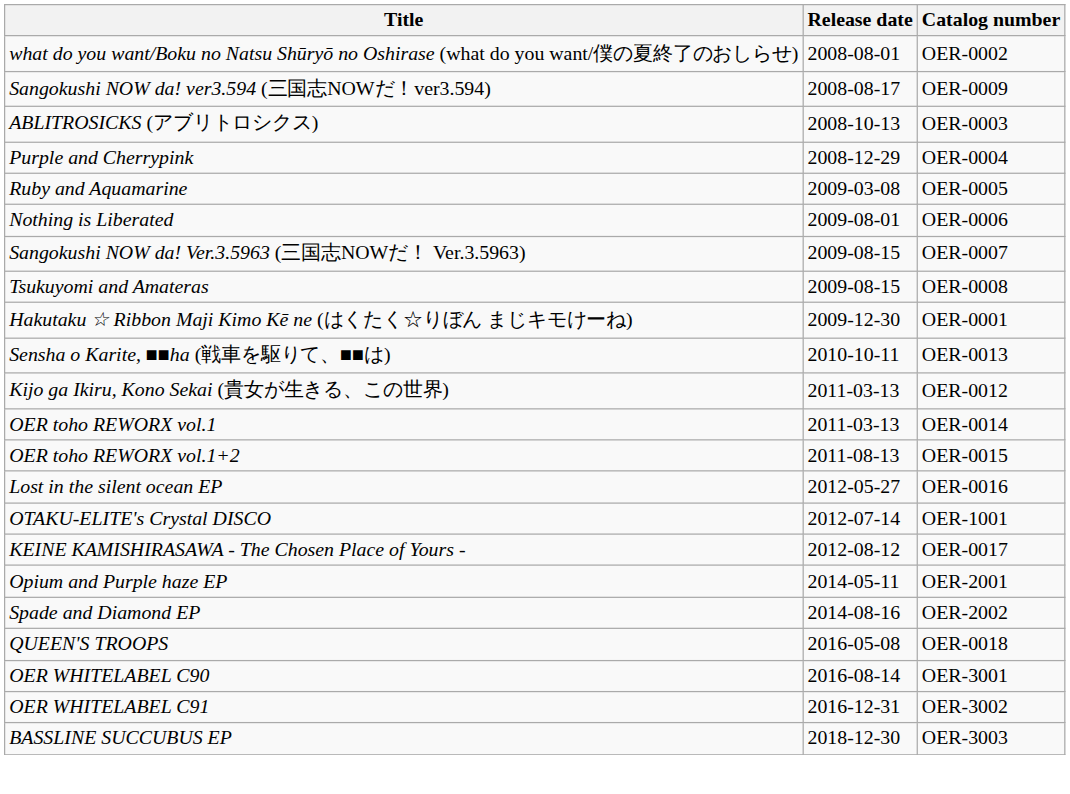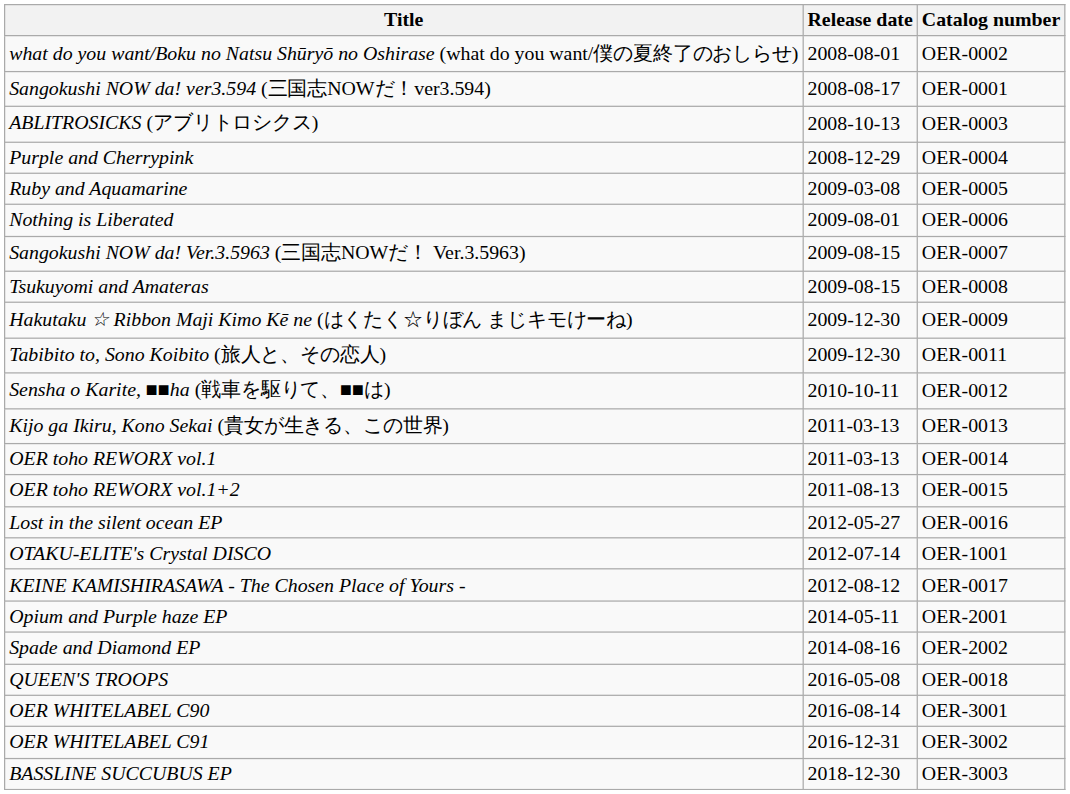(965, 88) OER-0009 -> (965, 88) OER-0001
(965, 320) OER-0001 -> (965, 320) OER-0009
+ row: (198, 354)
(965, 355) OER-0013 -> (965, 390) OER-0012
(965, 390) OER-0012 -> (965, 425) OER-0013
